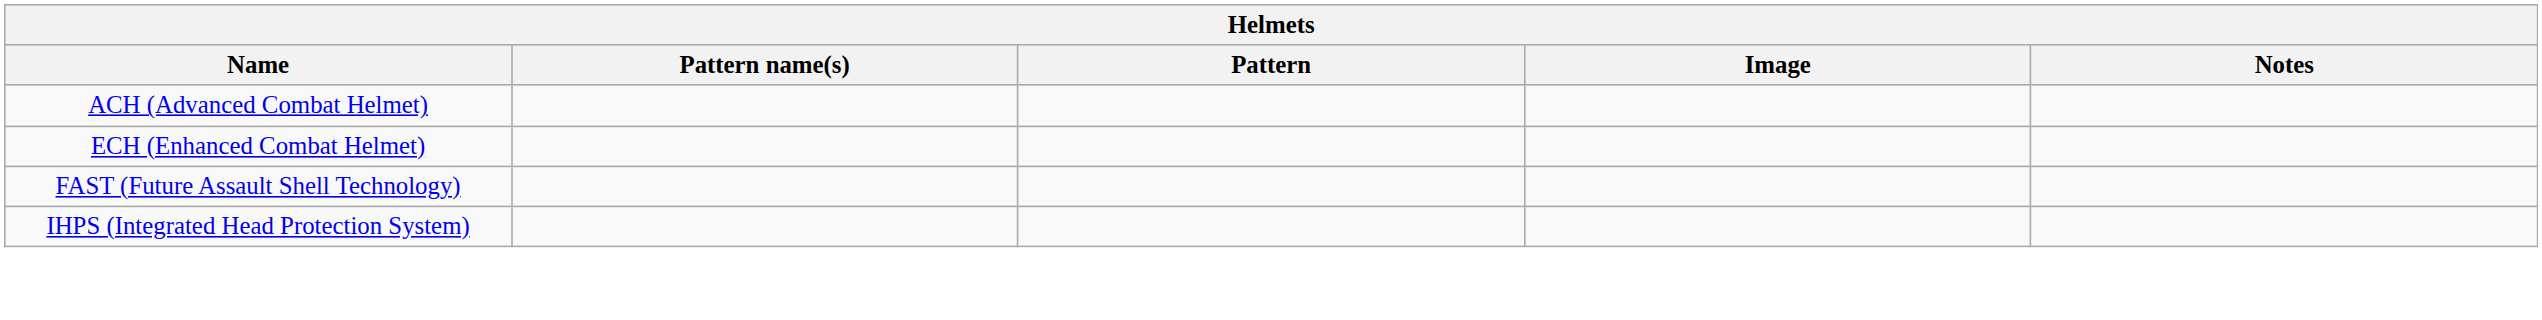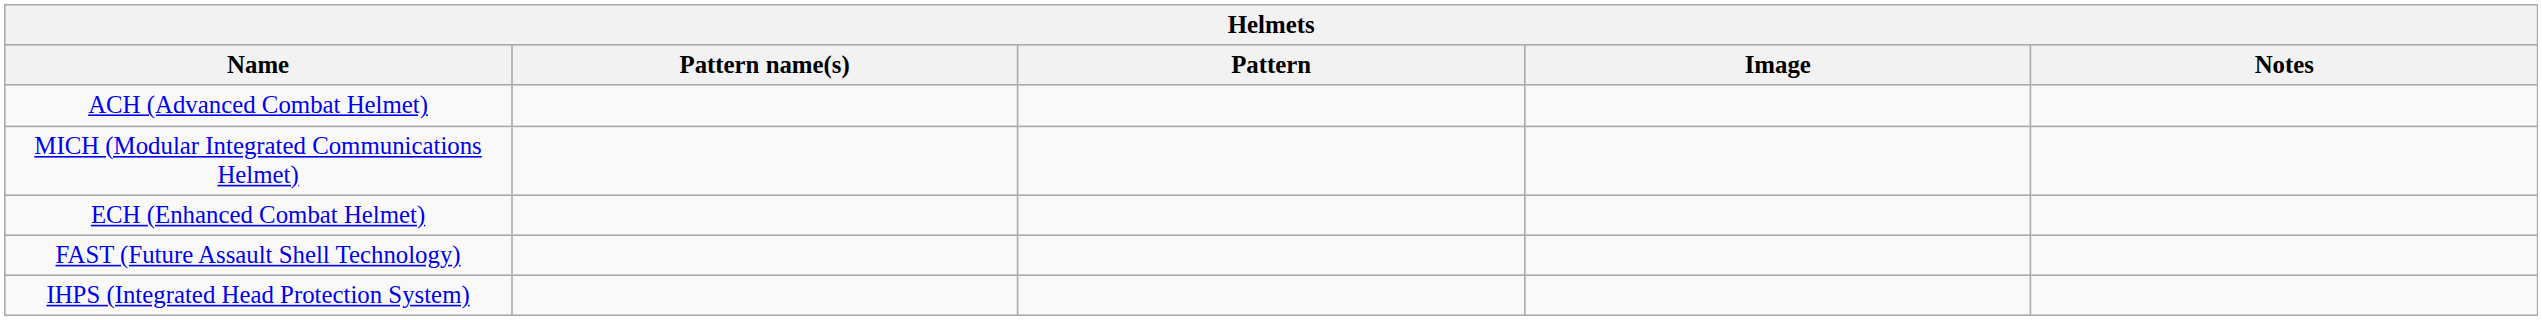+ row: (258, 159)
